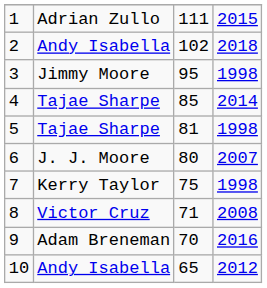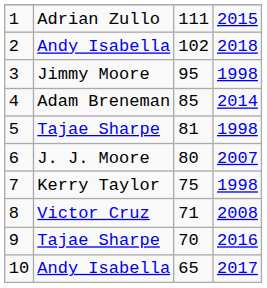(99, 102) Tajae Sharpe -> (104, 102) Adam Breneman
(104, 241) Adam Breneman -> (99, 241) Tajae Sharpe
(237, 268) 2012 -> (237, 268) 2017
